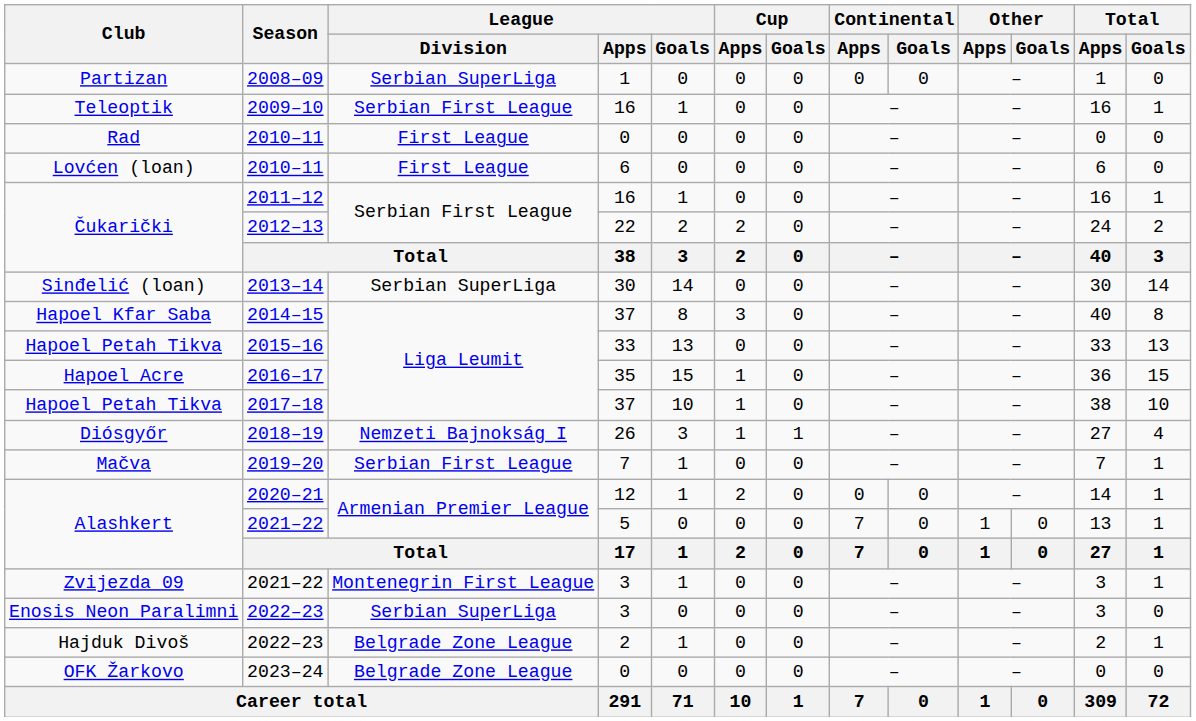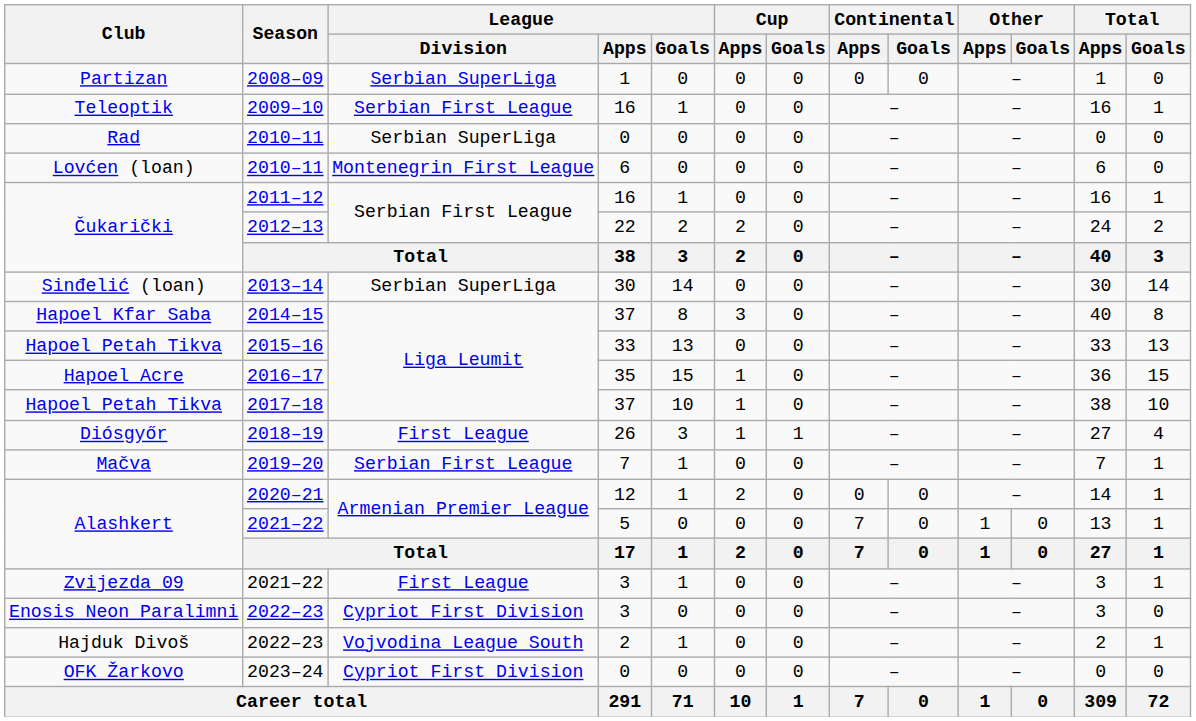(463, 138) First League -> (463, 138) Serbian SuperLiga
(463, 168) First League -> (463, 168) Montenegrin First League
(463, 435) Nemzeti Bajnokság I -> (463, 435) First League
(463, 583) Montenegrin First League -> (463, 583) First League
(463, 613) Serbian SuperLiga -> (463, 613) Cypriot First Division
(463, 642) Belgrade Zone League -> (463, 642) Vojvodina League South
(463, 672) Belgrade Zone League -> (463, 672) Cypriot First Division
